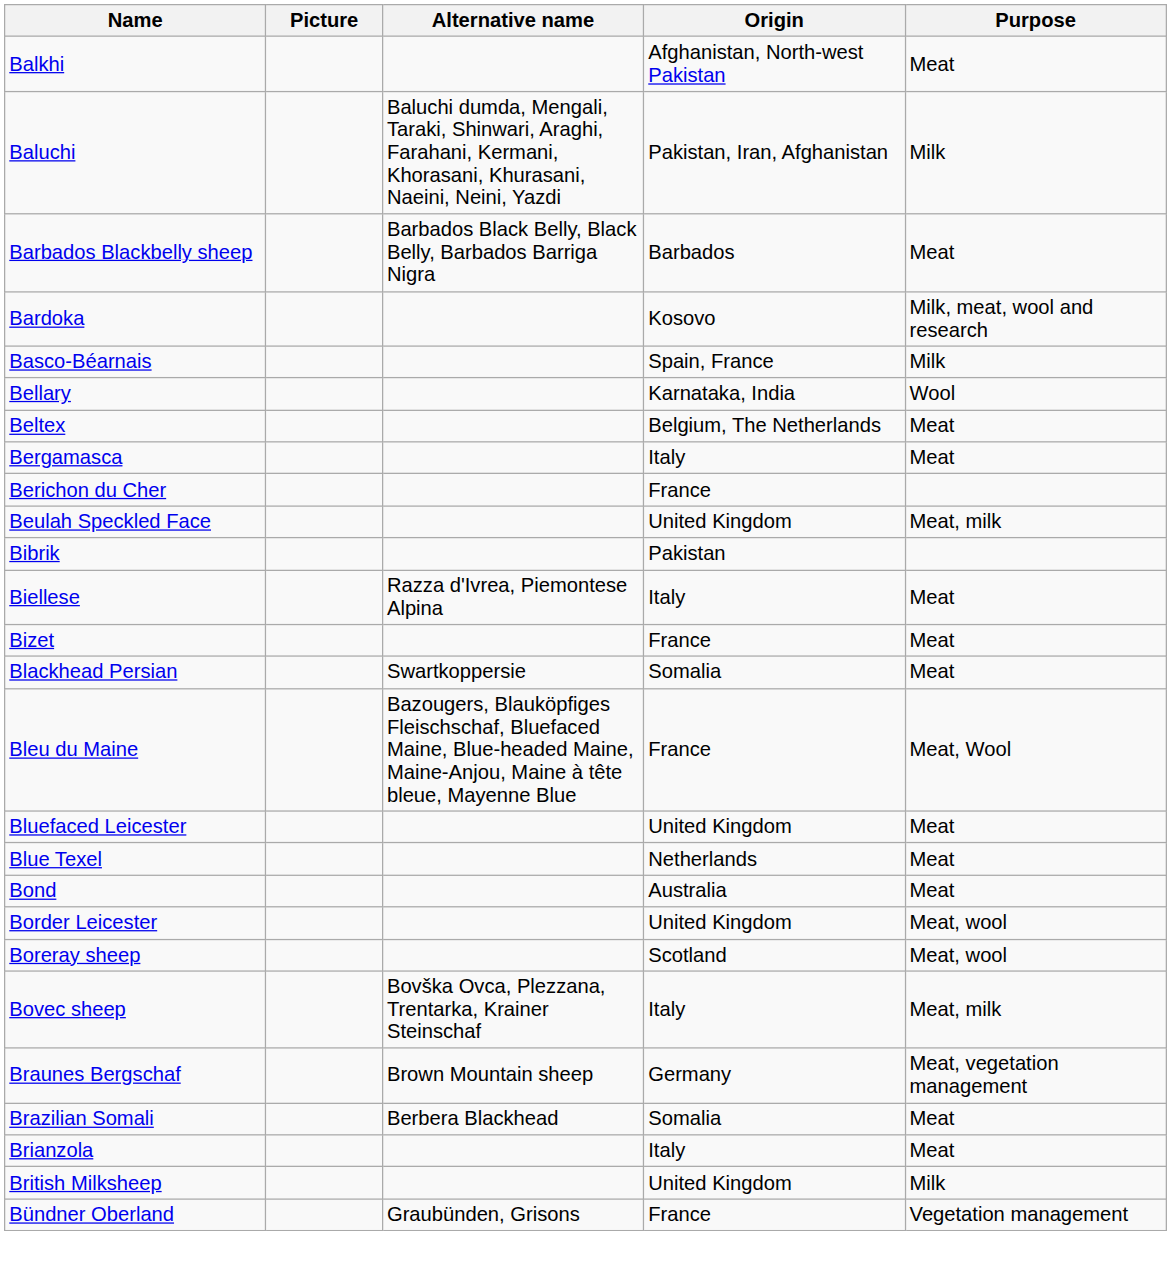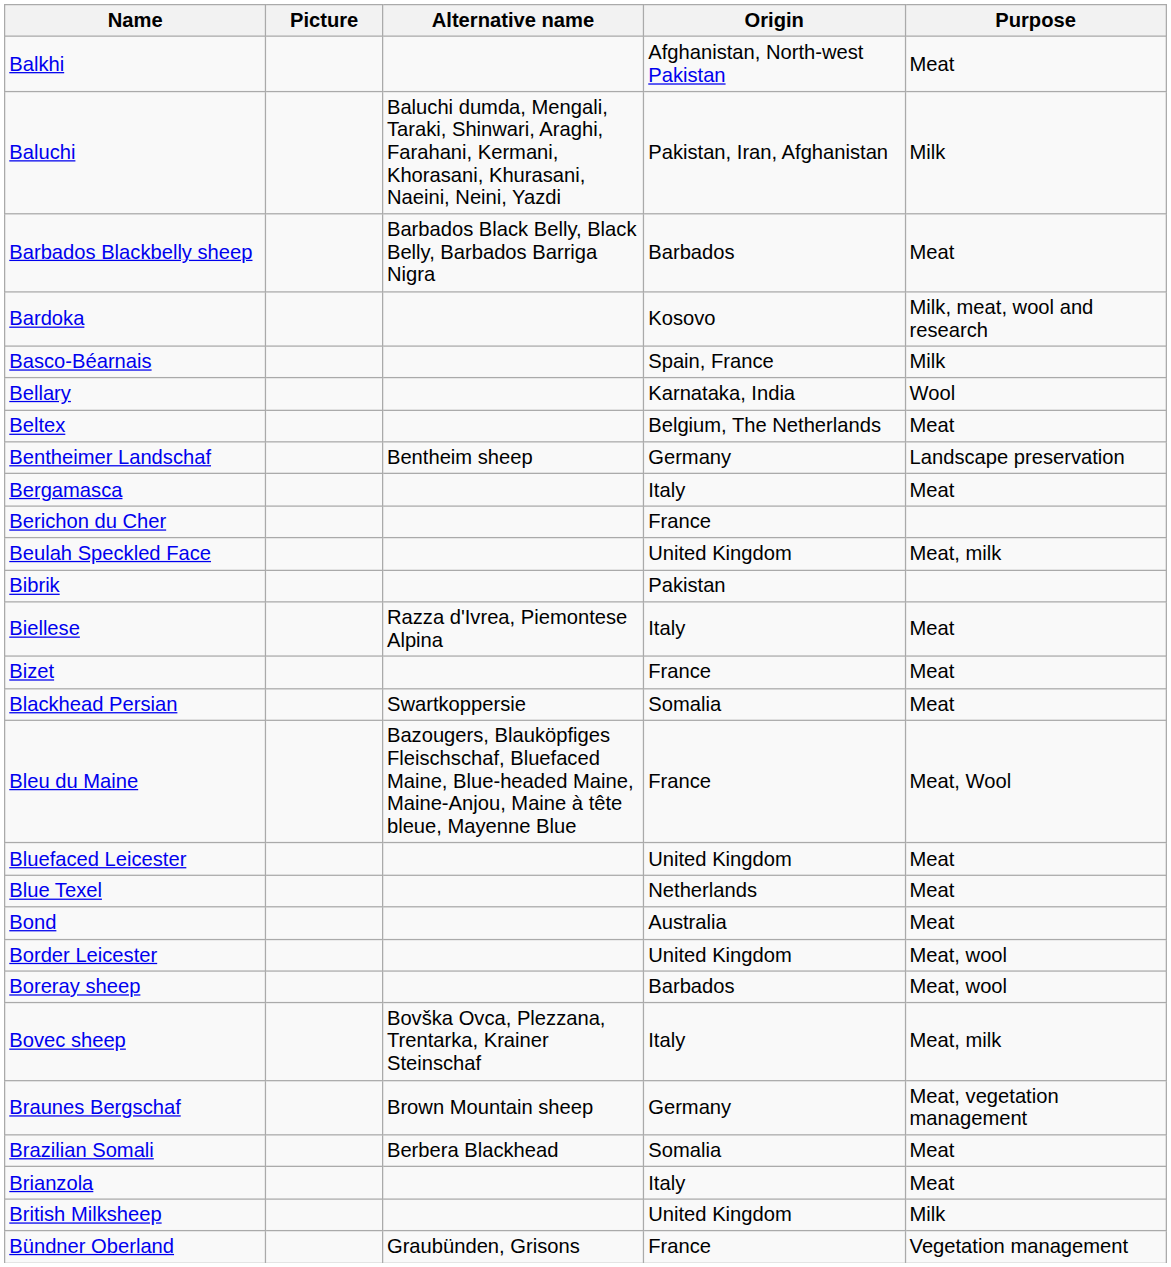+ row: (110, 457)
(687, 954) Scotland -> (691, 986) Barbados
